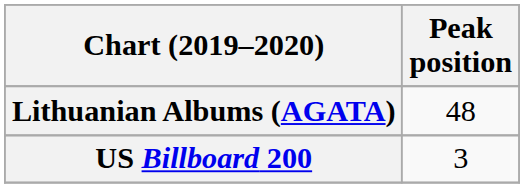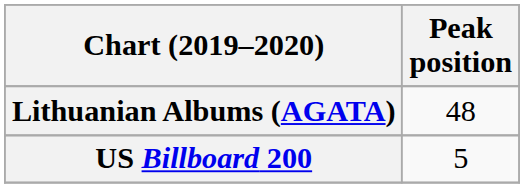(461, 158) 3 -> (461, 158) 5
